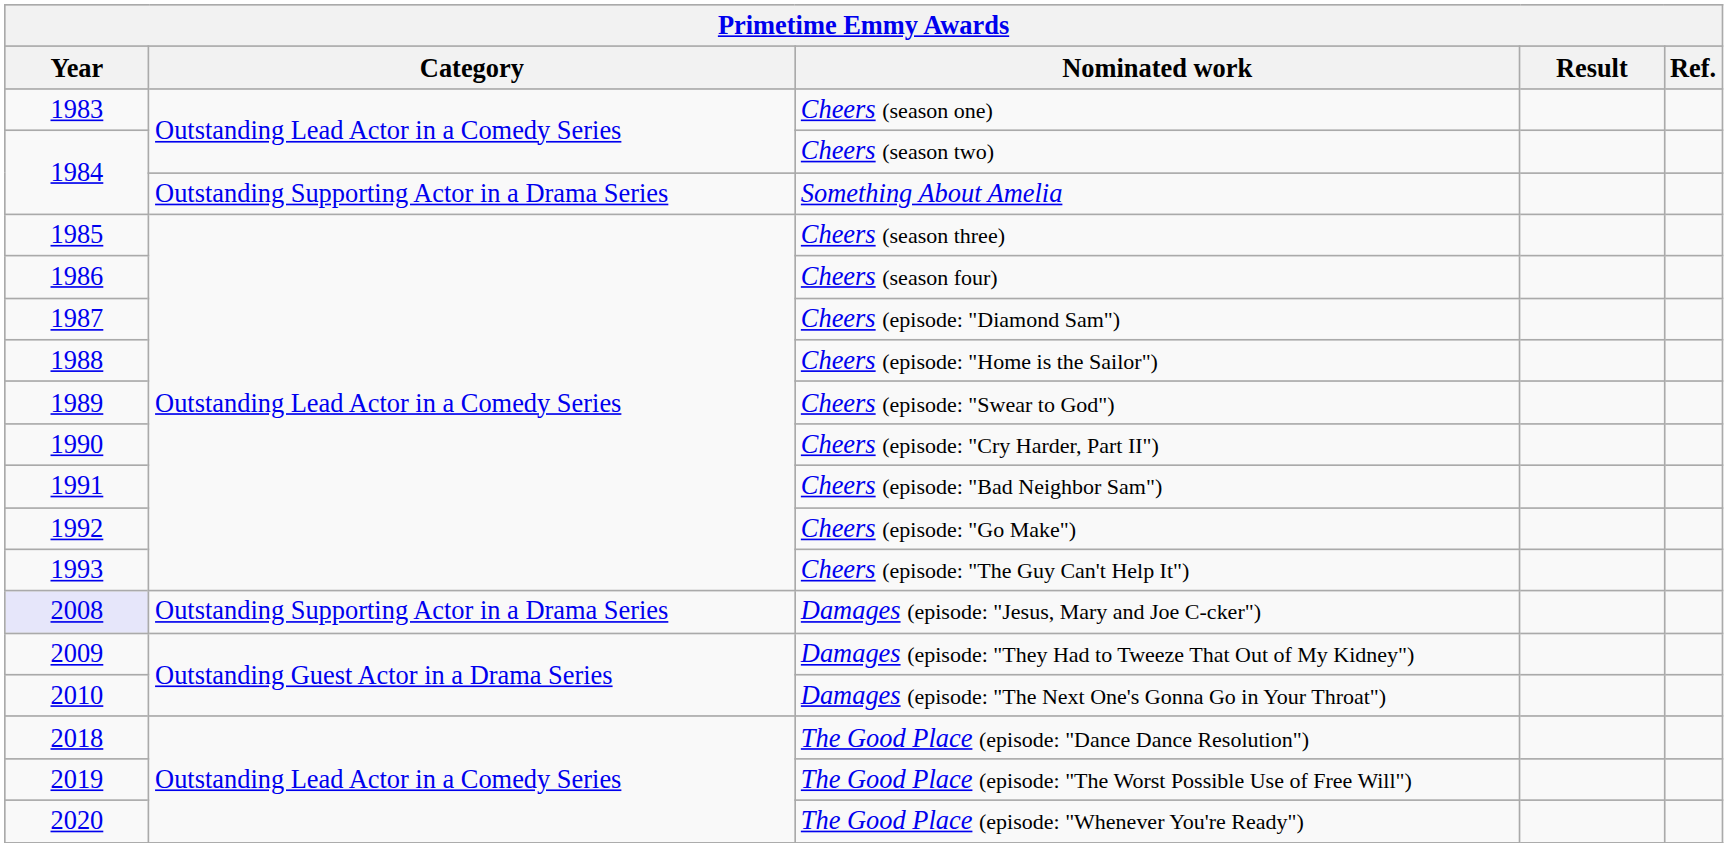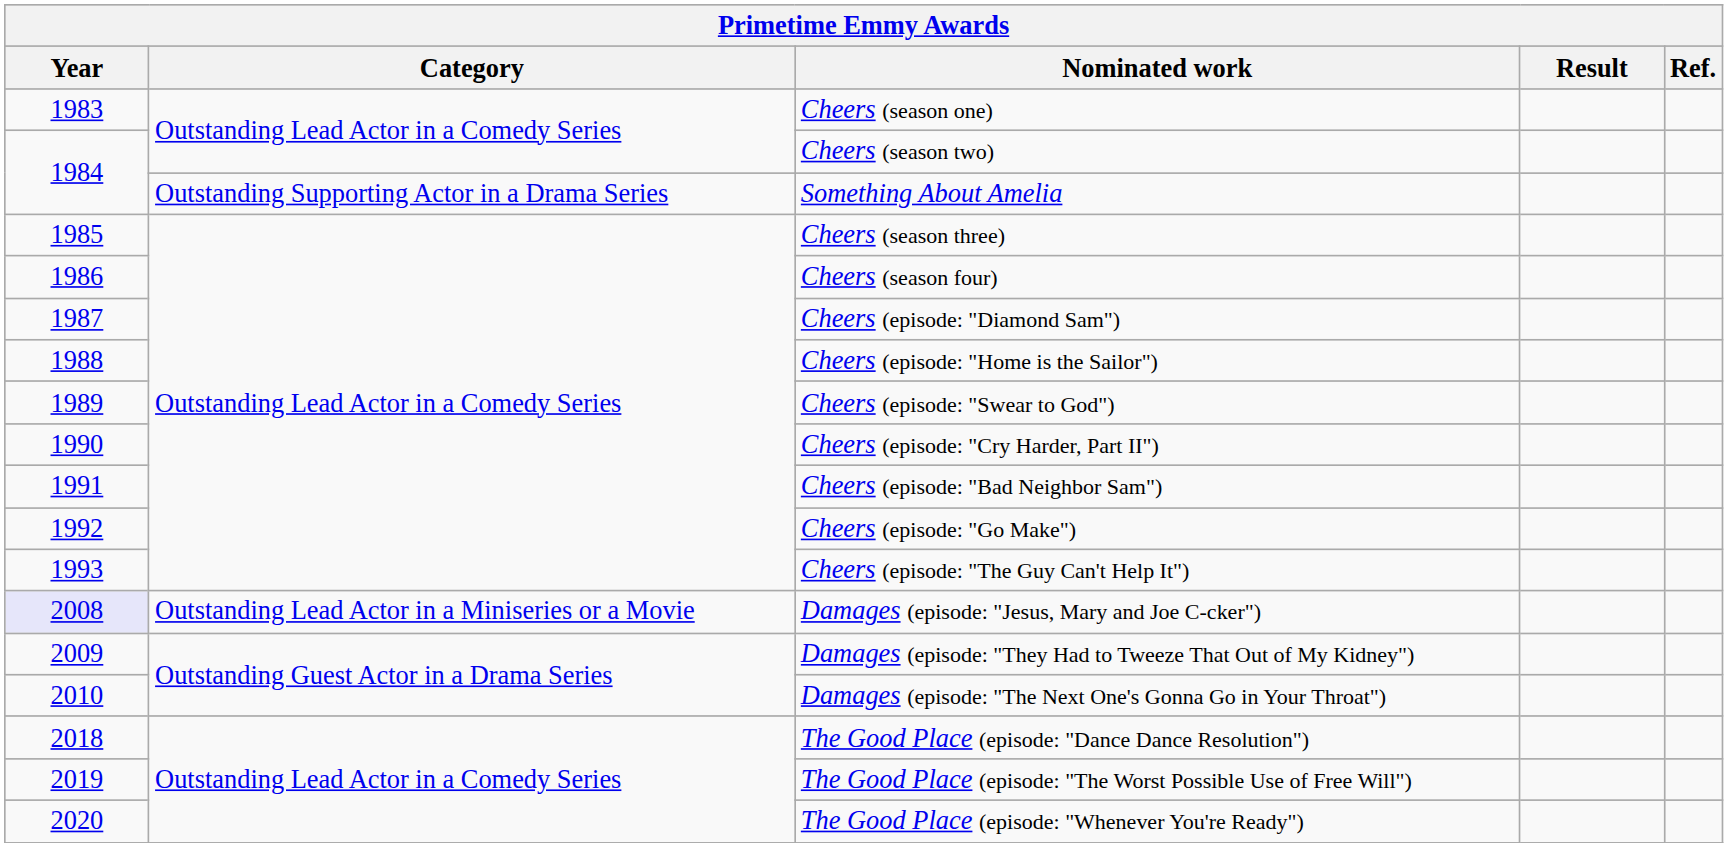(412, 611) Outstanding Supporting Actor in a Drama Series -> (425, 611) Outstanding Lead Actor in a Miniseries or a Movie
